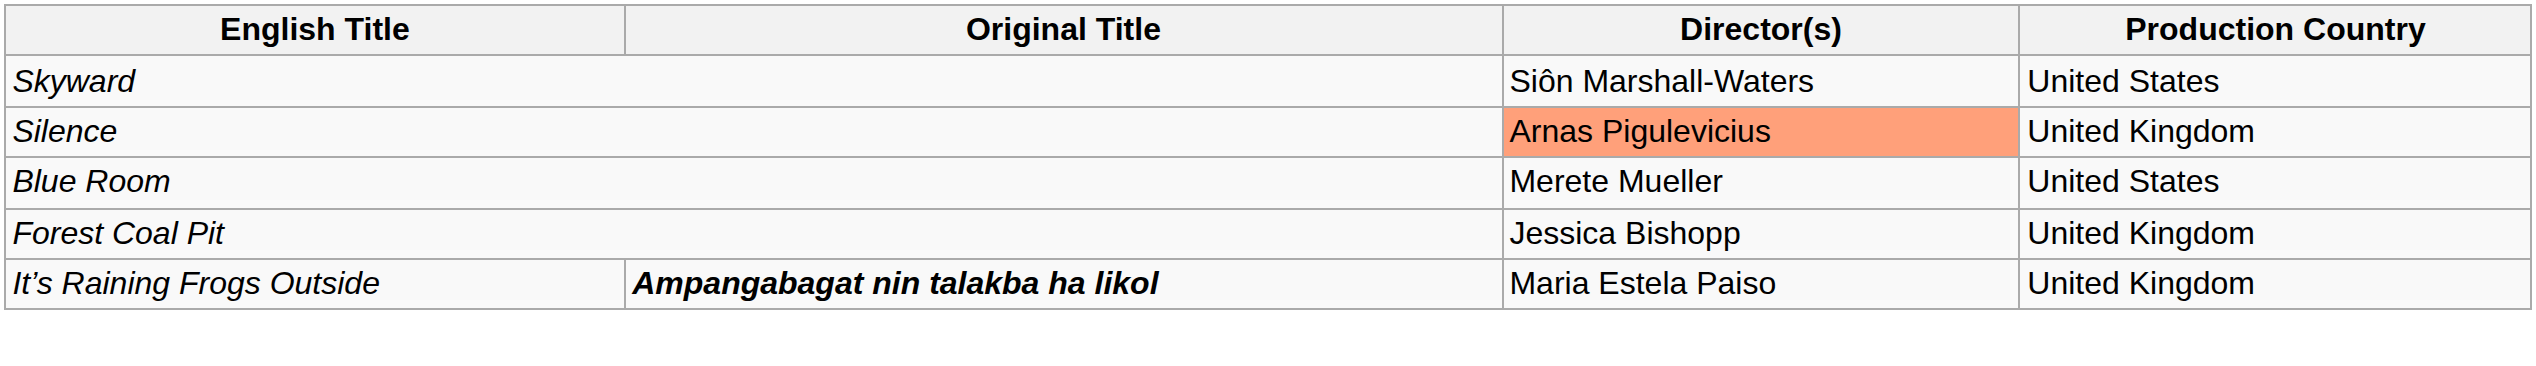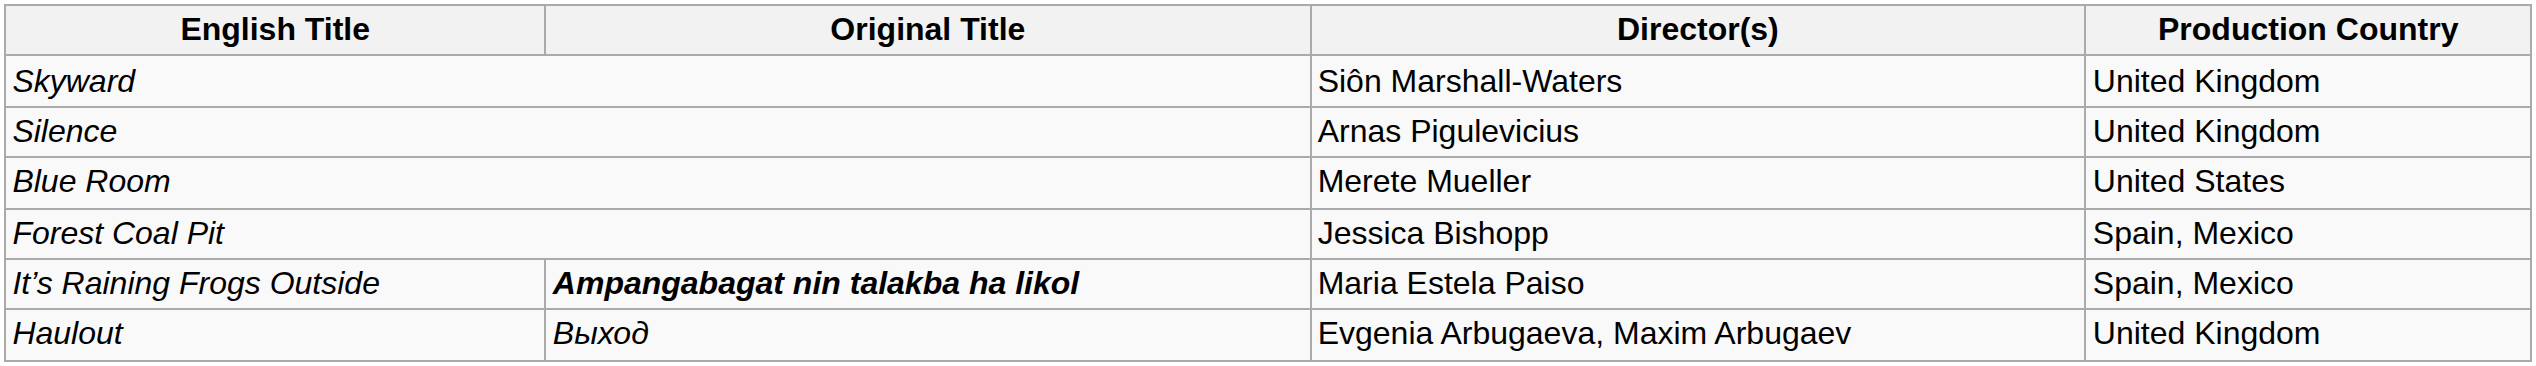(2123, 80) United States -> (2207, 80) United Kingdom
(1640, 131) lightsalmon background -> (1448, 131) no background
(2141, 232) United Kingdom -> (2193, 232) Spain, Mexico
(2141, 283) United Kingdom -> (2193, 283) Spain, Mexico
+ row: (68, 334)
